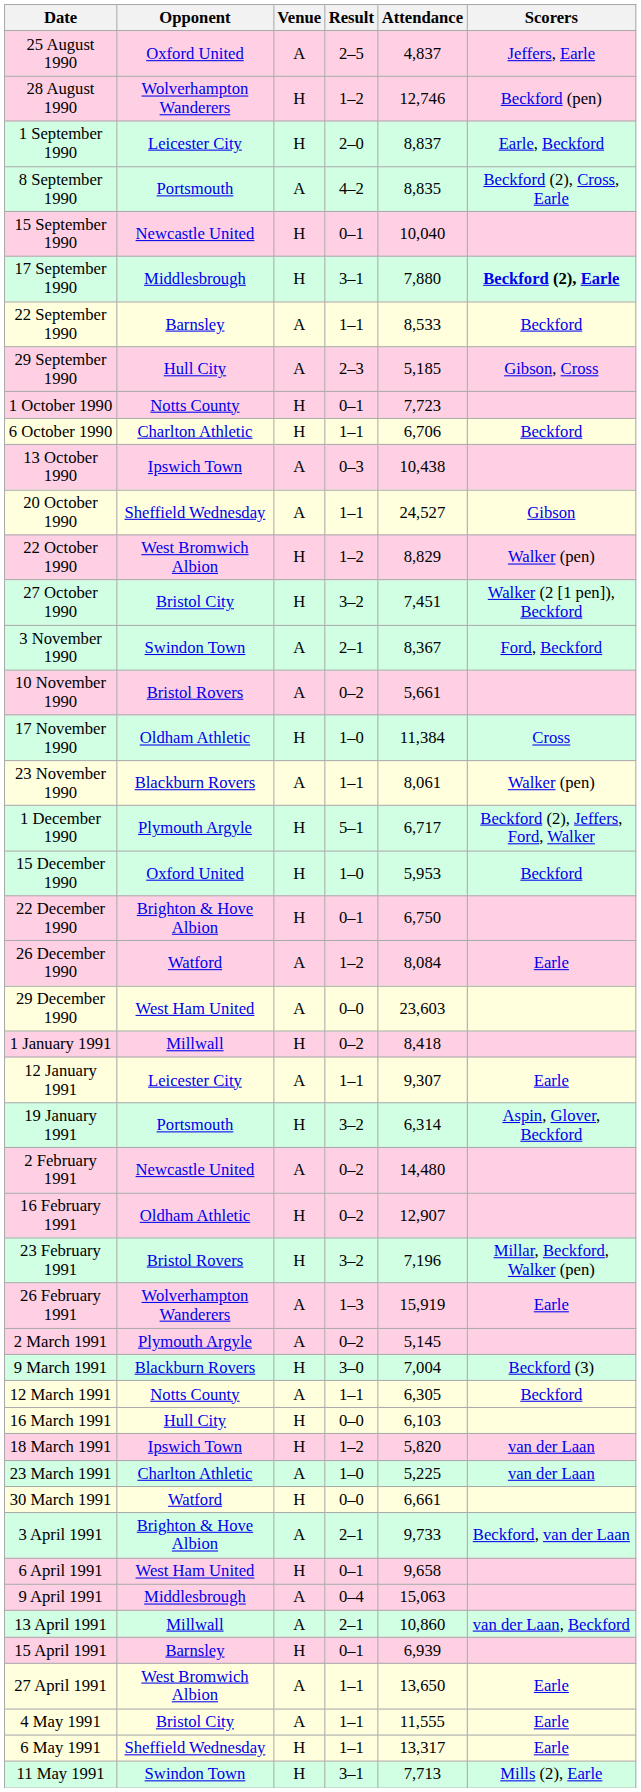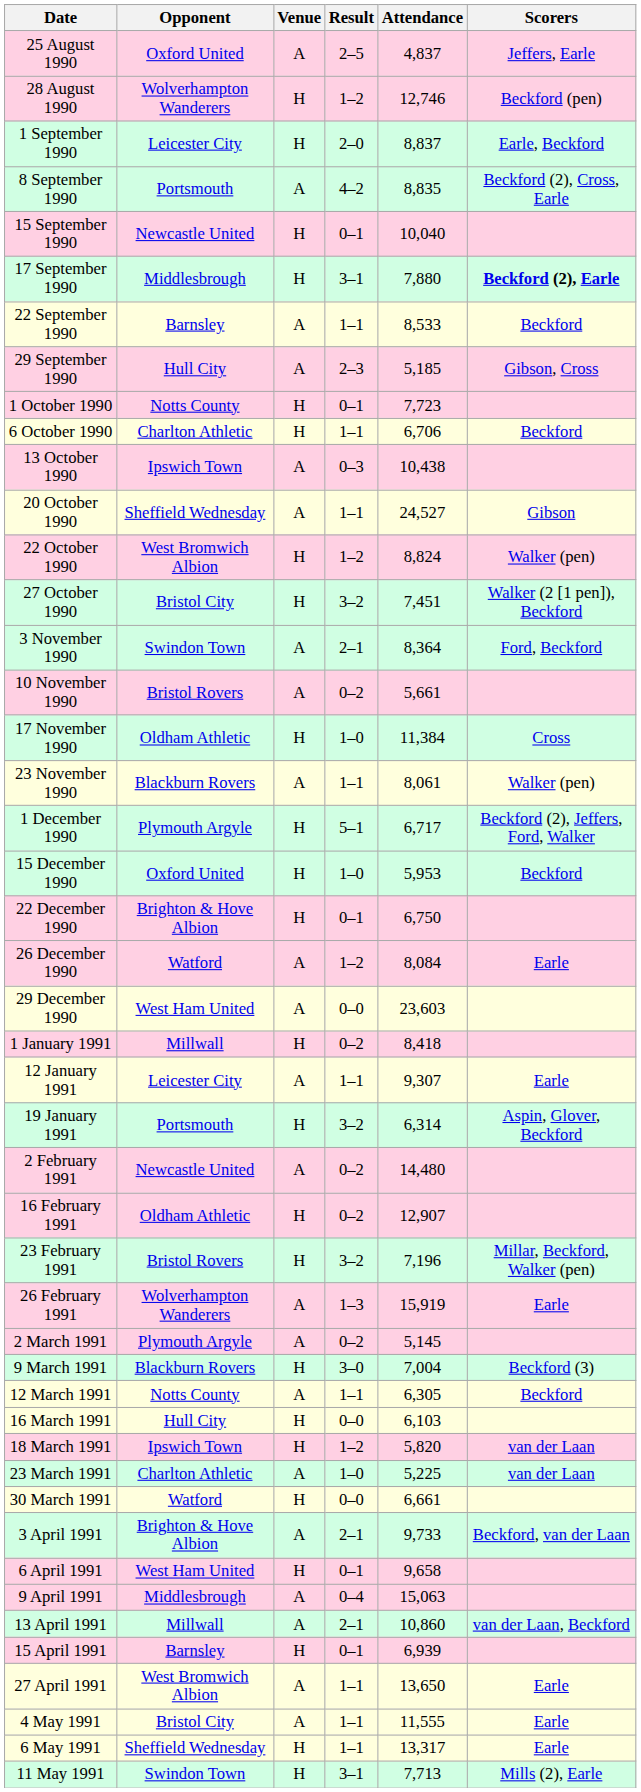(422, 557) 8,829 -> (422, 557) 8,824
(422, 647) 8,367 -> (422, 647) 8,364
